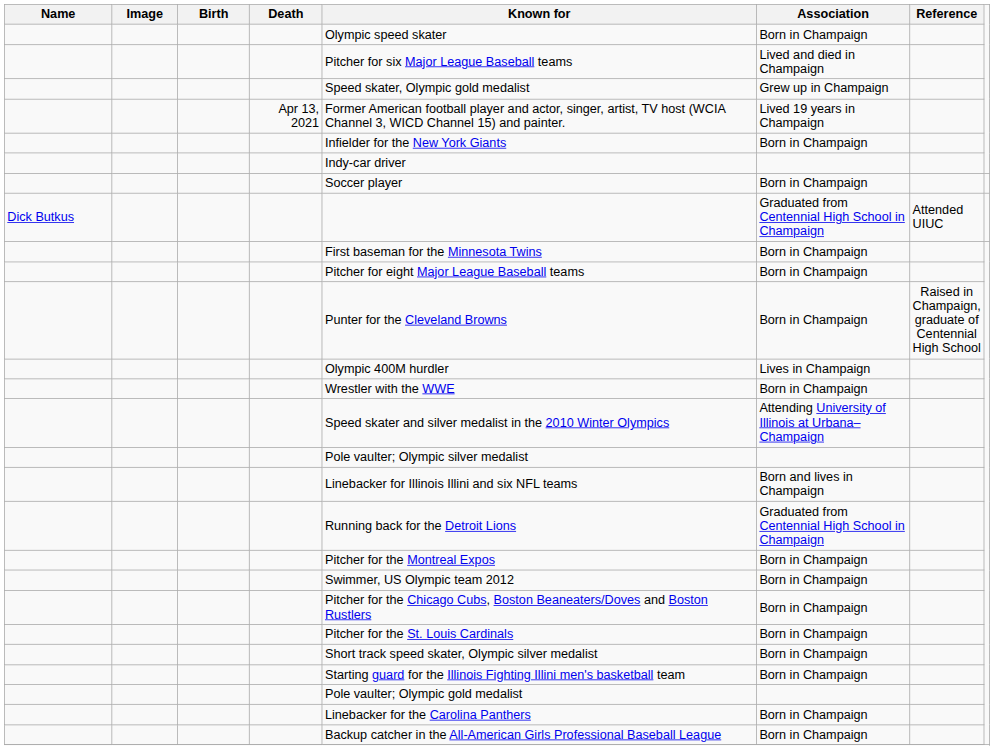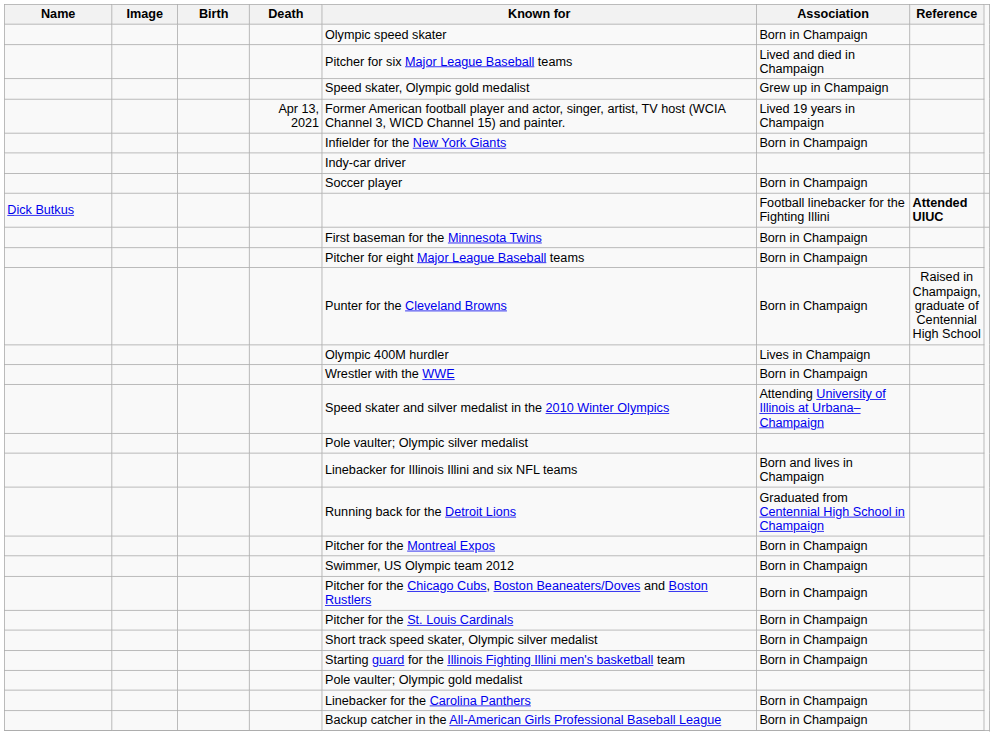(832, 217) Graduated from Centennial High School in Champaign -> (832, 210) Football linebacker for the Fighting Illini
(938, 217) normal -> (940, 210) bold
